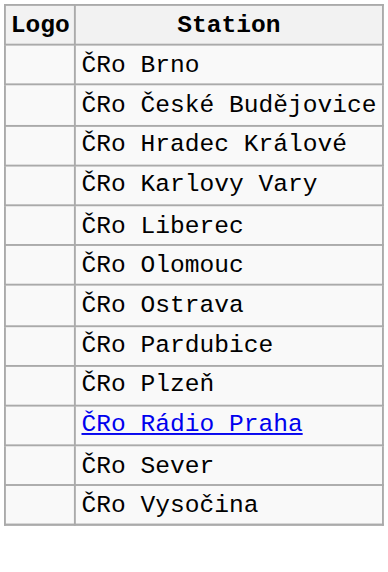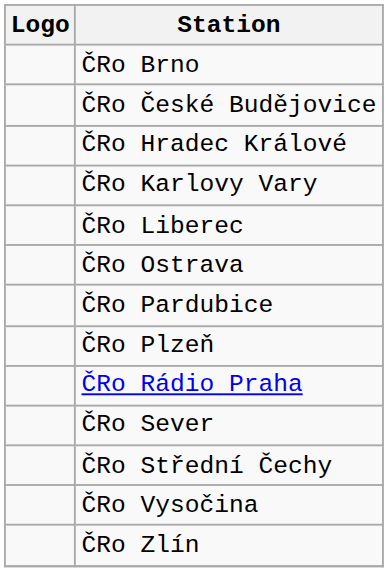- row: (163, 265)
+ row: (207, 465)
+ row: (140, 546)
